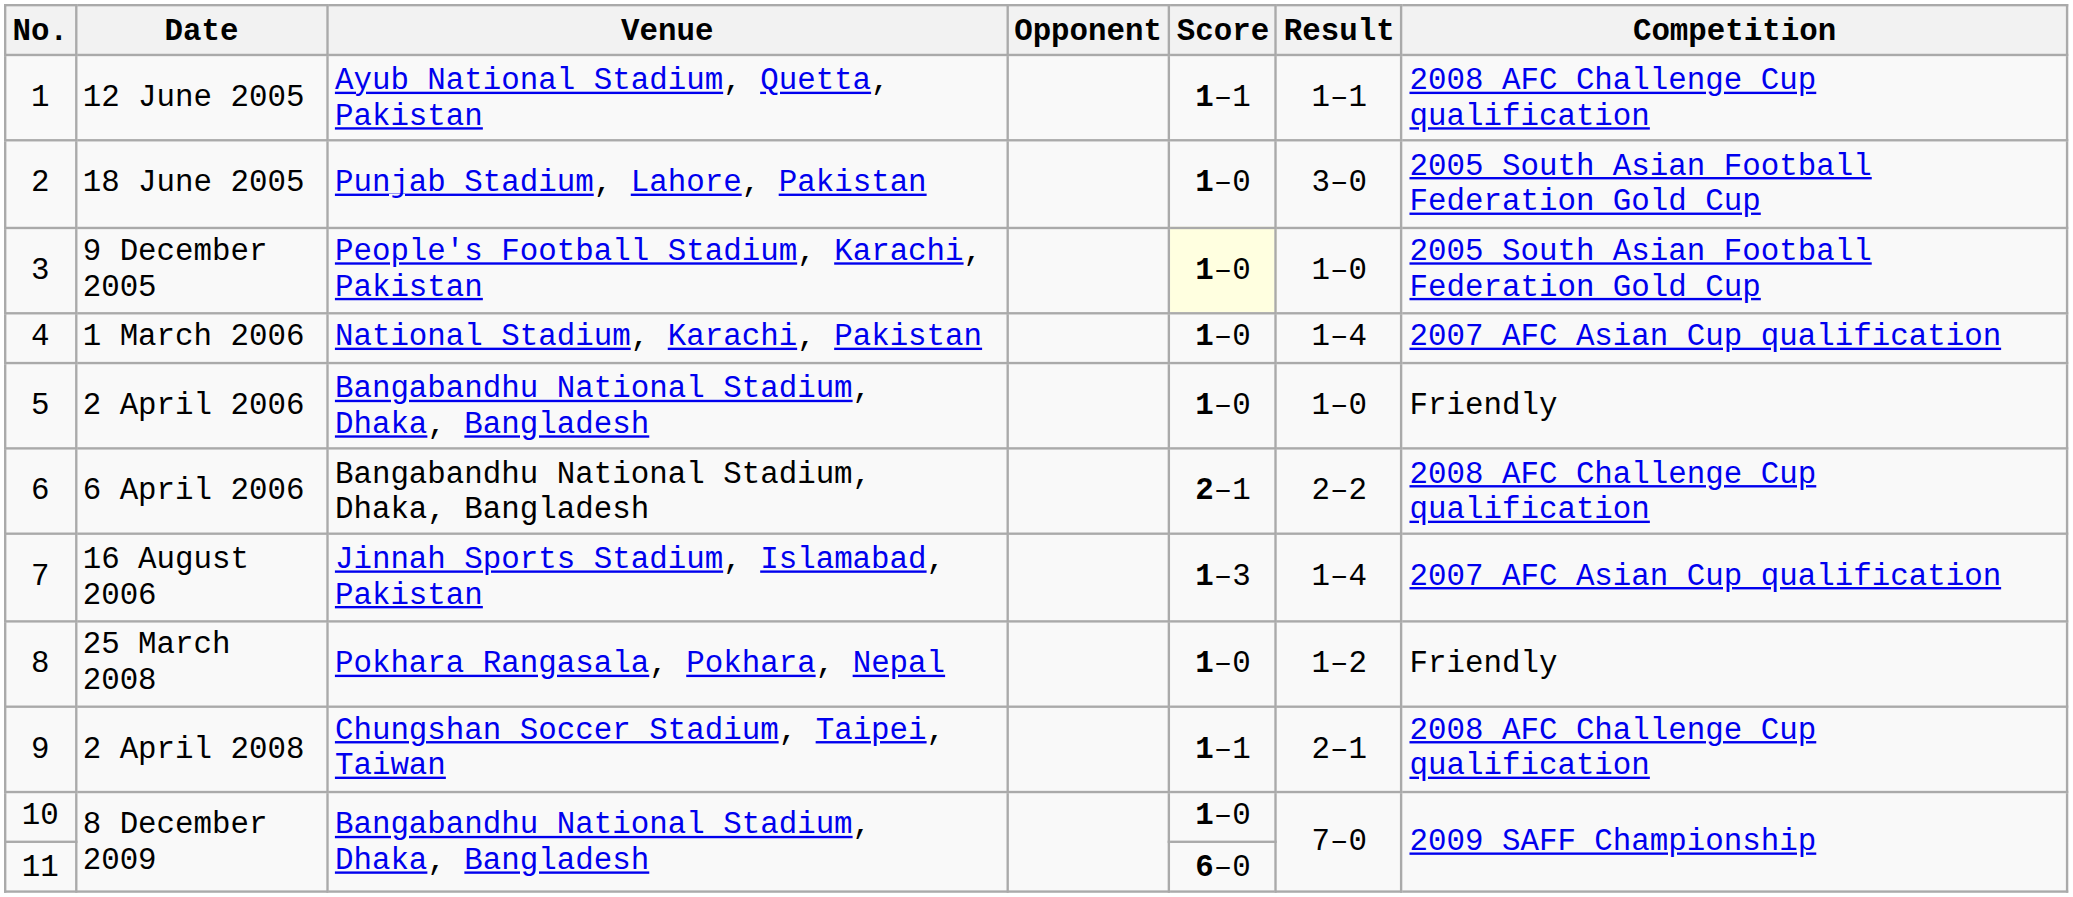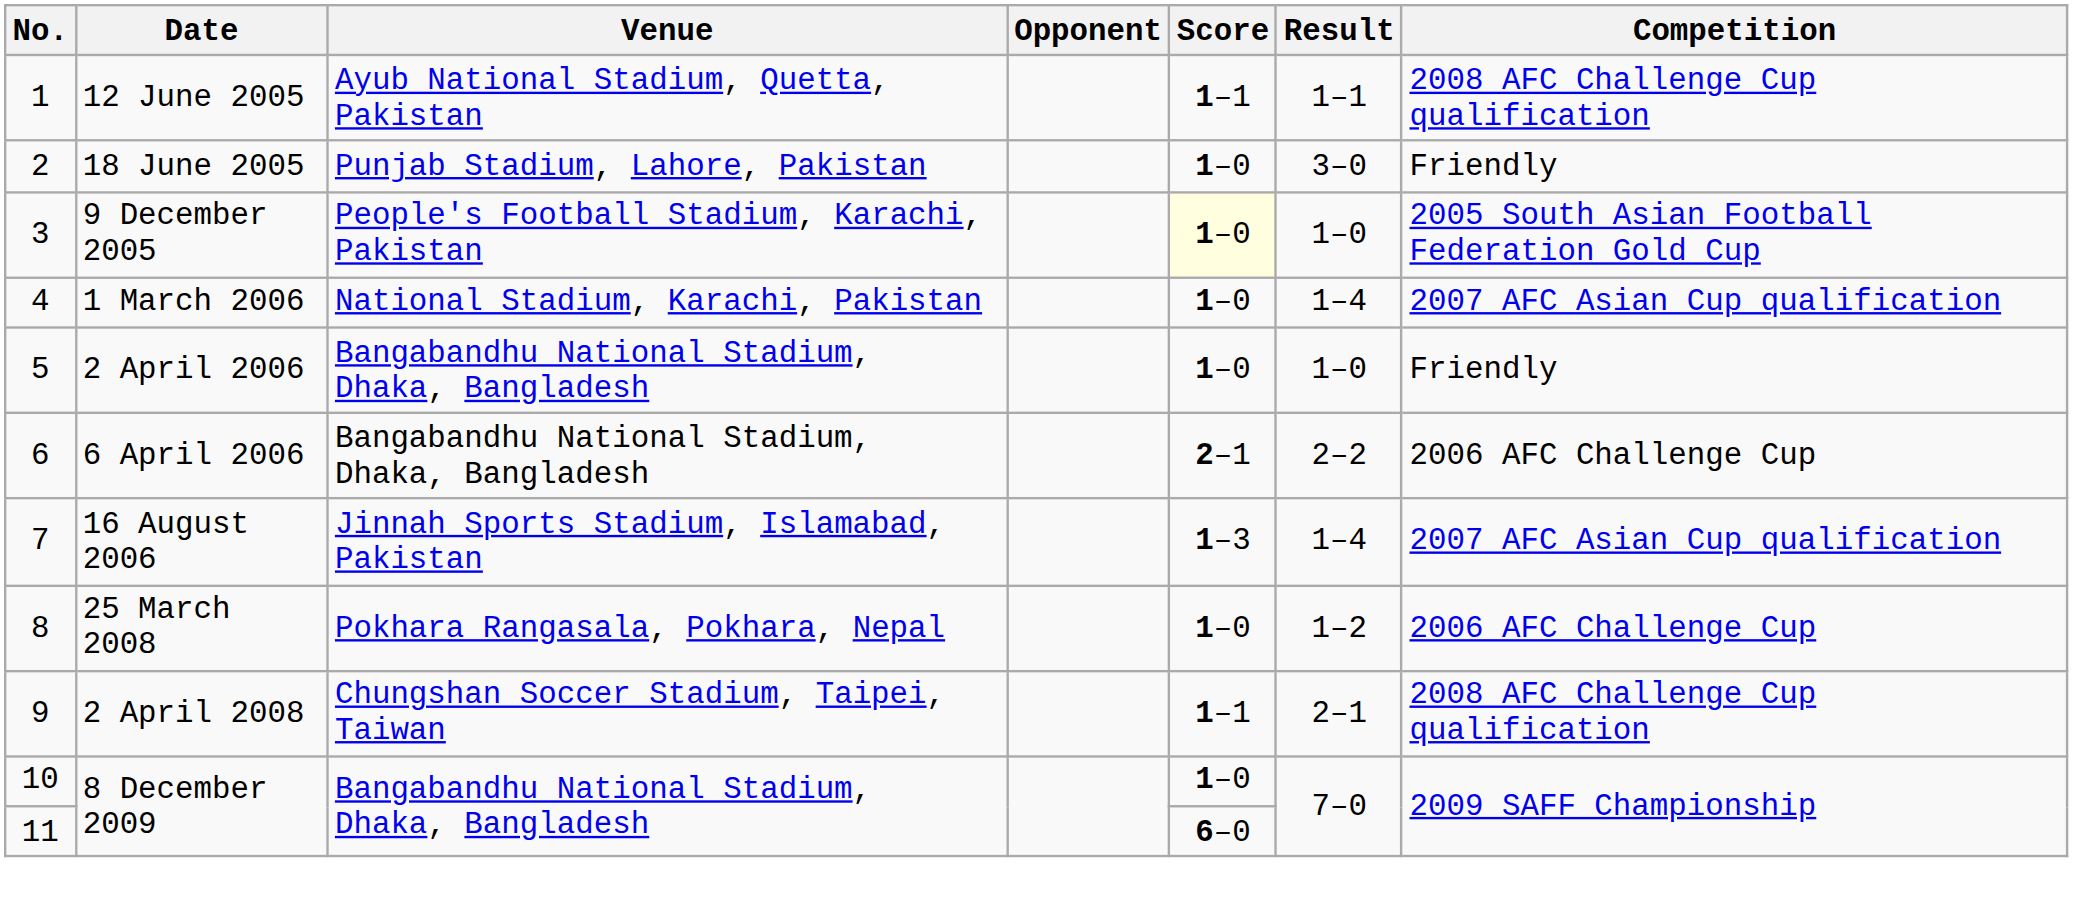(1641, 184) 2005 South Asian Football Federation Gold Cup -> (1483, 166) Friendly
(1613, 492) 2008 AFC Challenge Cup qualification -> (1613, 456) 2006 AFC Challenge Cup
(1483, 663) Friendly -> (1613, 628) 2006 AFC Challenge Cup
